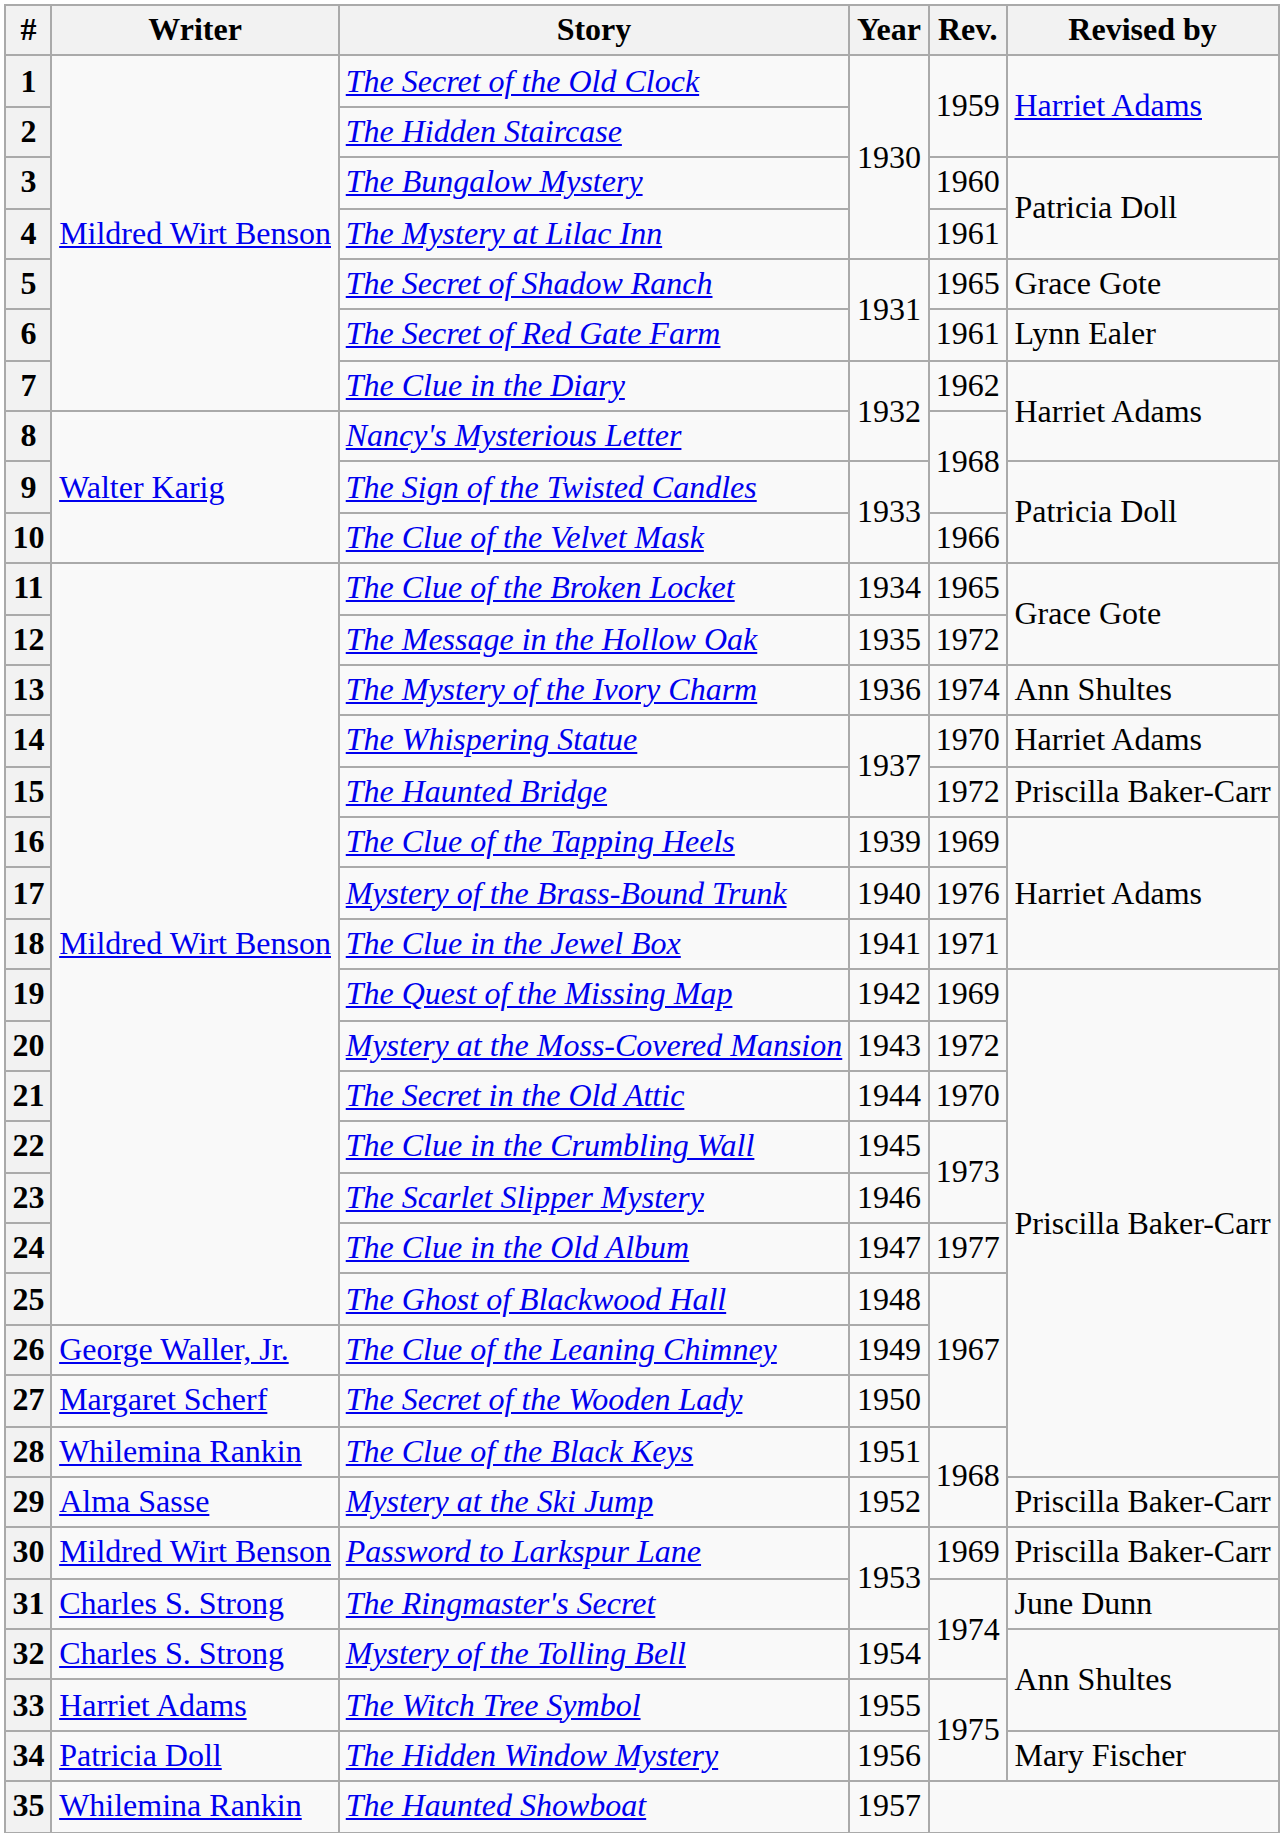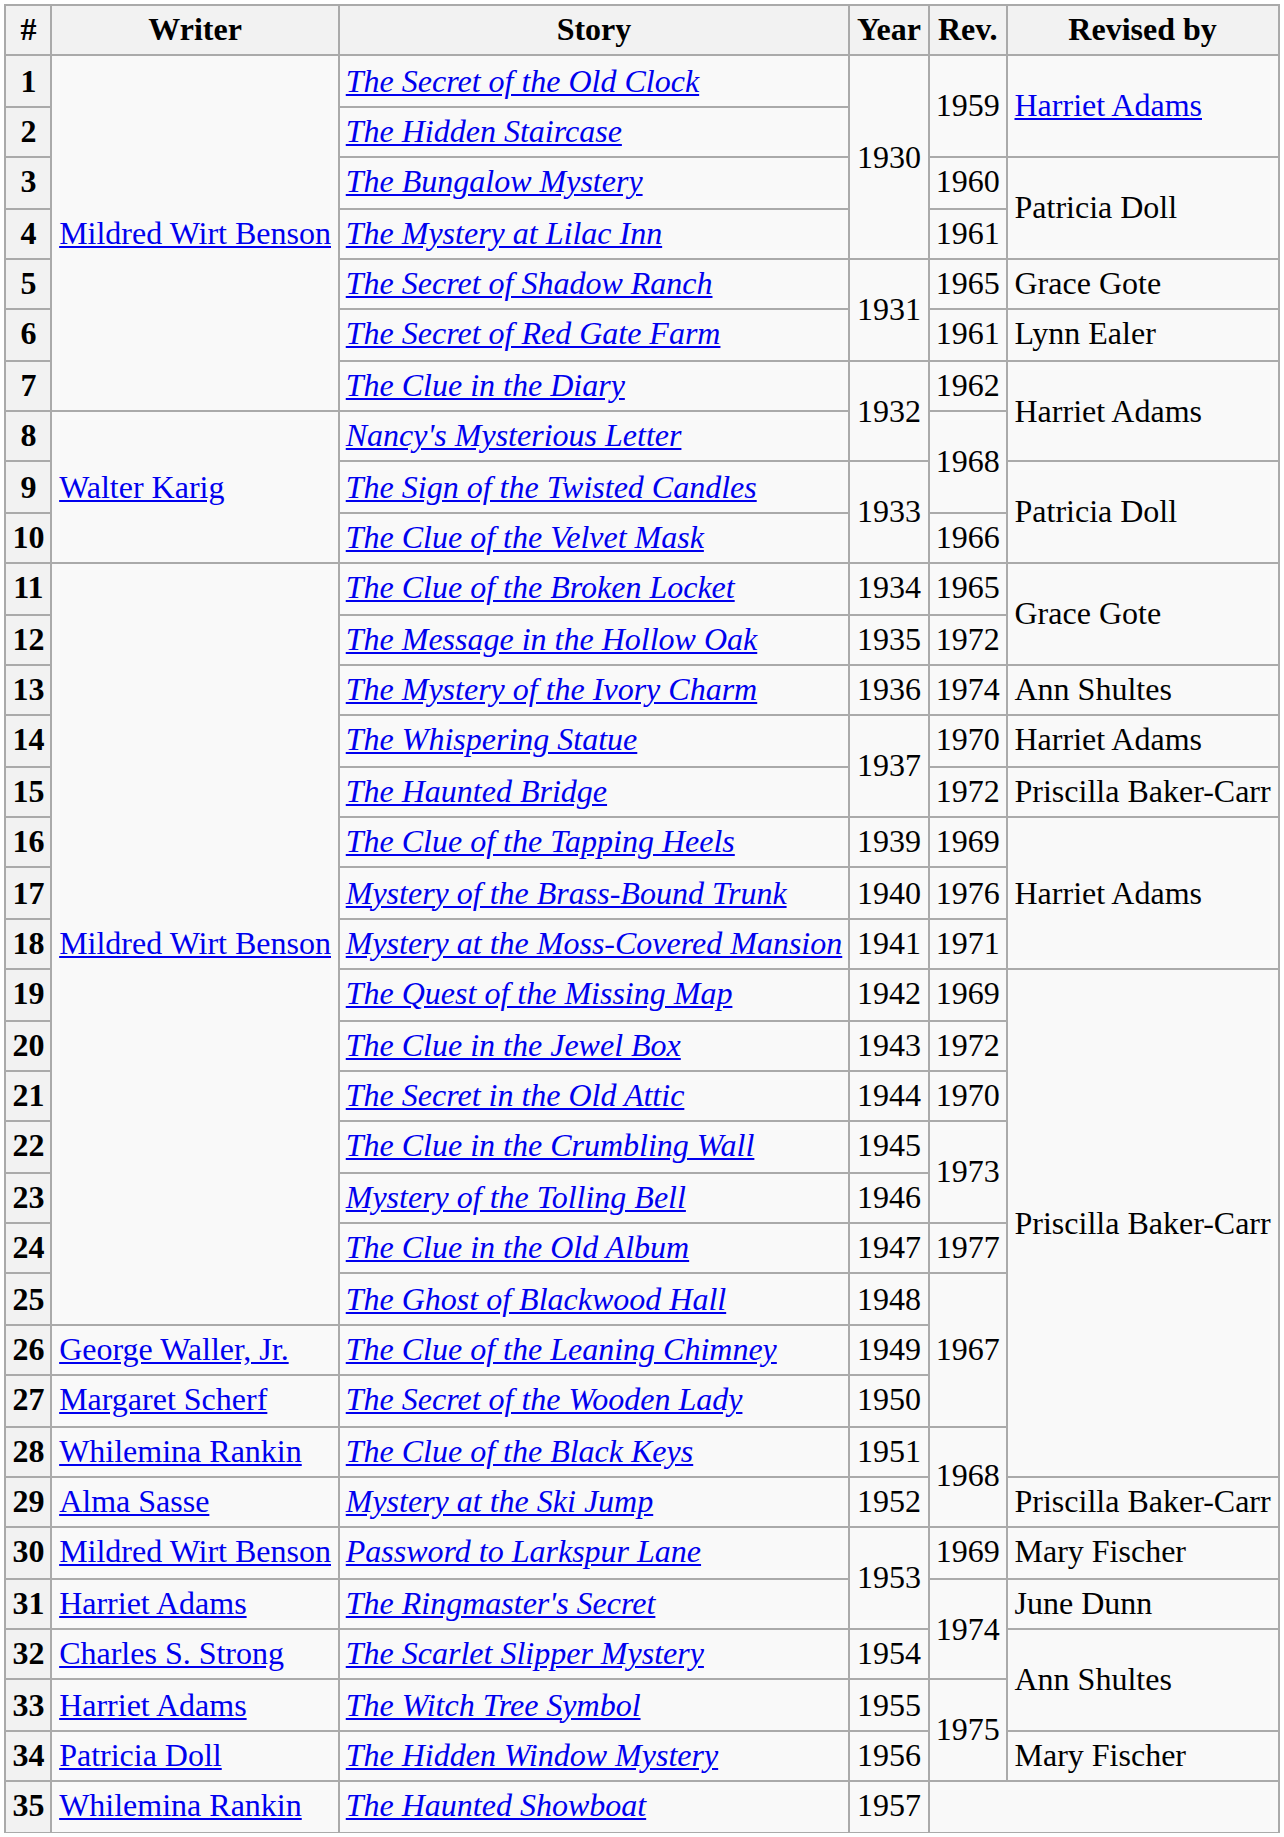(513, 943) The Clue in the Jewel Box -> (594, 943) Mystery at the Moss-Covered Mansion
(594, 1044) Mystery at the Moss-Covered Mansion -> (513, 1044) The Clue in the Jewel Box
(525, 1197) The Scarlet Slipper Mystery -> (516, 1197) Mystery of the Tolling Bell
(1143, 1552) Priscilla Baker-Carr -> (1100, 1552) Mary Fischer
(172, 1603) Charles S. Strong -> (153, 1603) Harriet Adams
(516, 1653) Mystery of the Tolling Bell -> (525, 1653) The Scarlet Slipper Mystery
